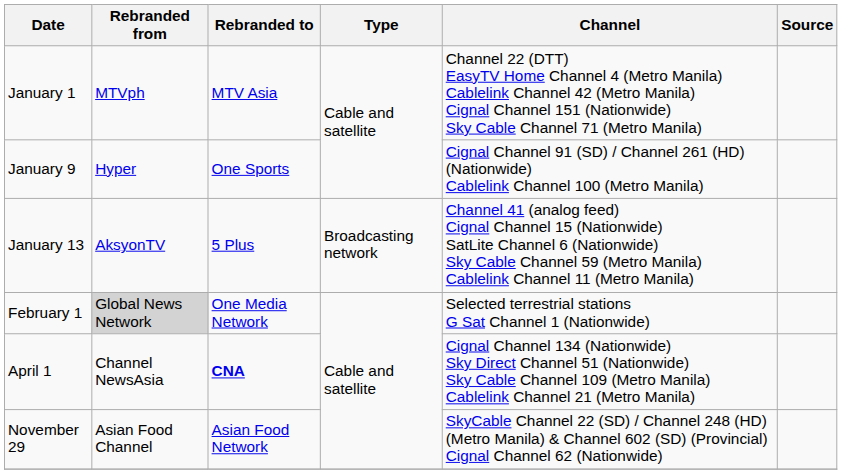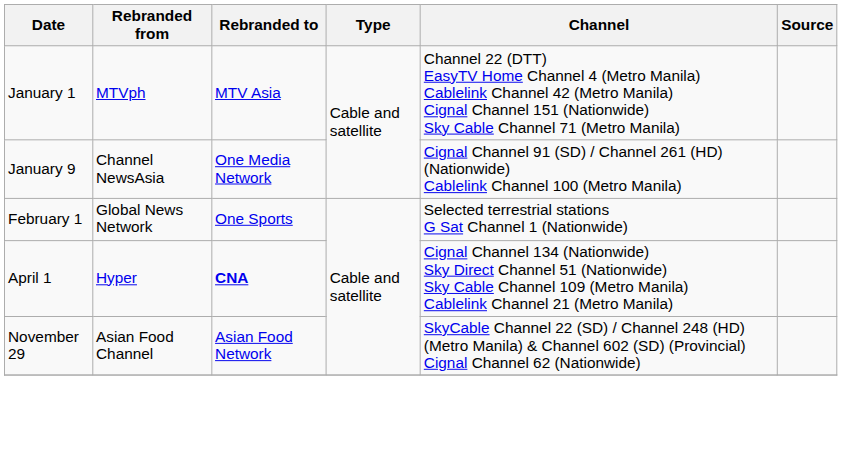(116, 169) Hyper -> (130, 169) Channel NewsAsia
(250, 169) One Sports -> (253, 169) One Media Network
- row: (46, 245)
(139, 312) lightgrey background -> (140, 219) no background
(249, 312) One Media Network -> (254, 219) One Sports
(129, 371) Channel NewsAsia -> (116, 278) Hyper
